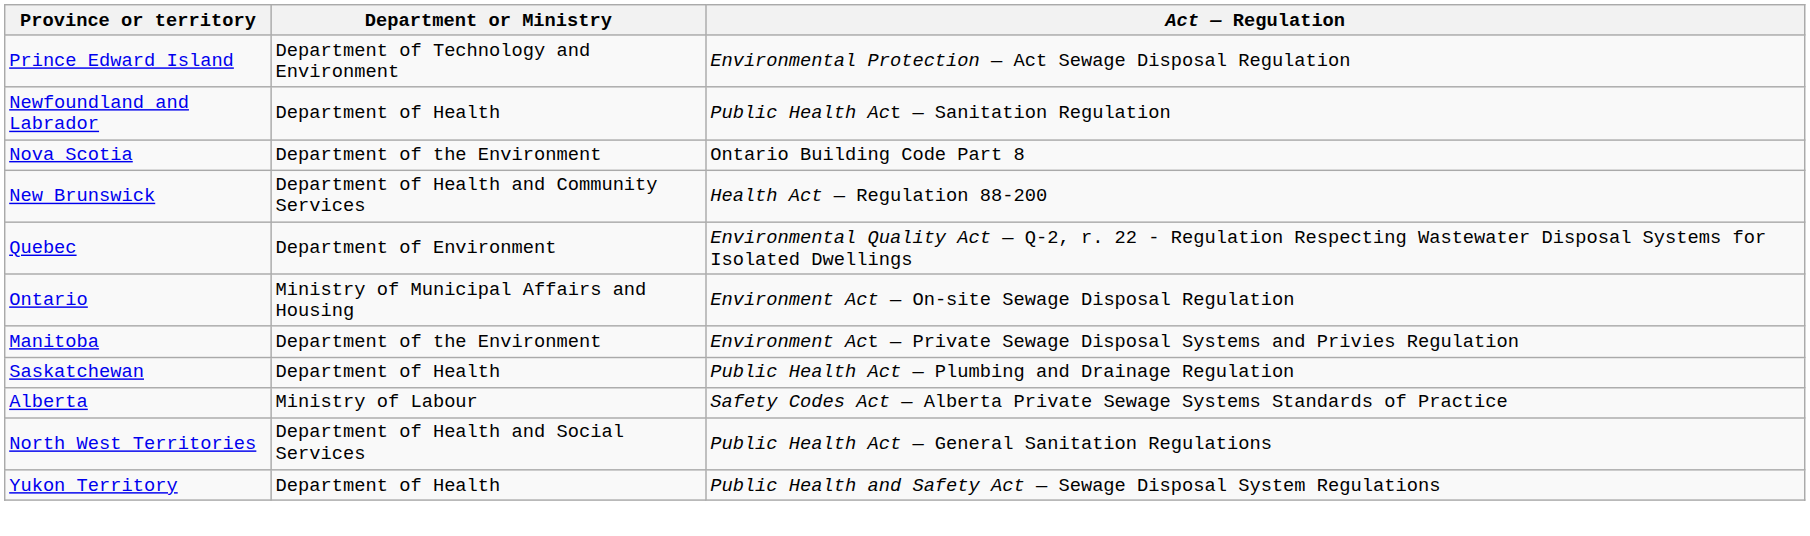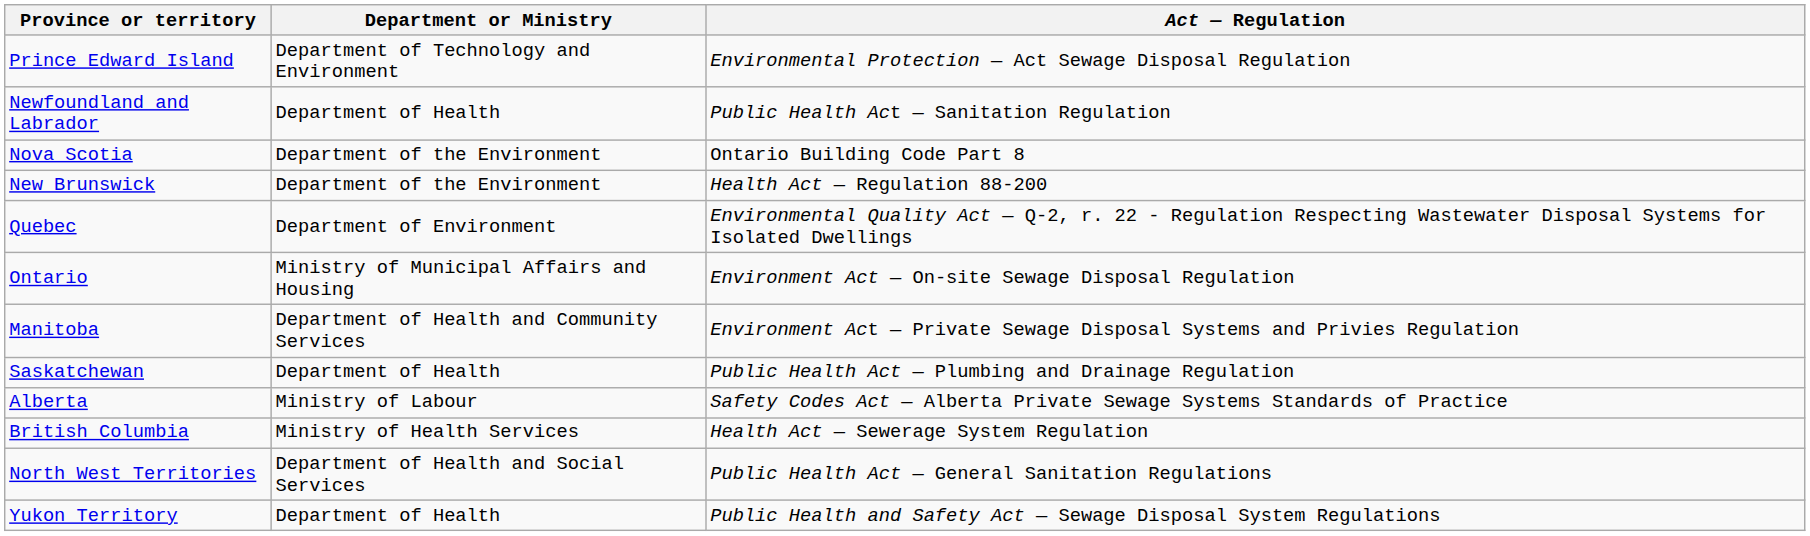(467, 196) Department of Health and Community Services -> (439, 185) Department of the Environment
(439, 342) Department of the Environment -> (467, 331) Department of Health and Community Services
+ row: (99, 433)
